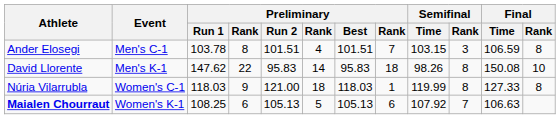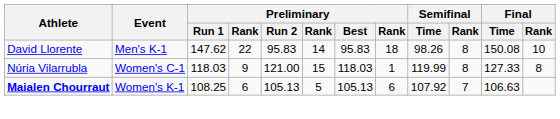- row: (43, 50)
(318, 87) 18 -> (318, 68) 15
